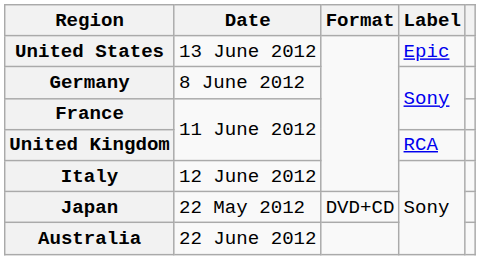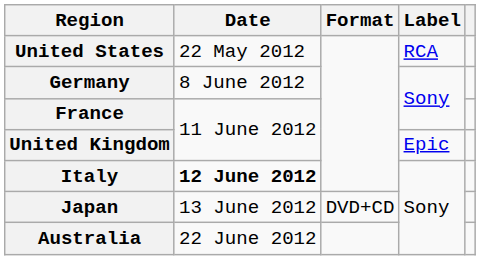(248, 51) 13 June 2012 -> (242, 51) 22 May 2012
(427, 51) Epic -> (421, 51) RCA
(421, 145) RCA -> (427, 145) Epic
(248, 176) normal -> (248, 176) bold
(242, 207) 22 May 2012 -> (248, 207) 13 June 2012
